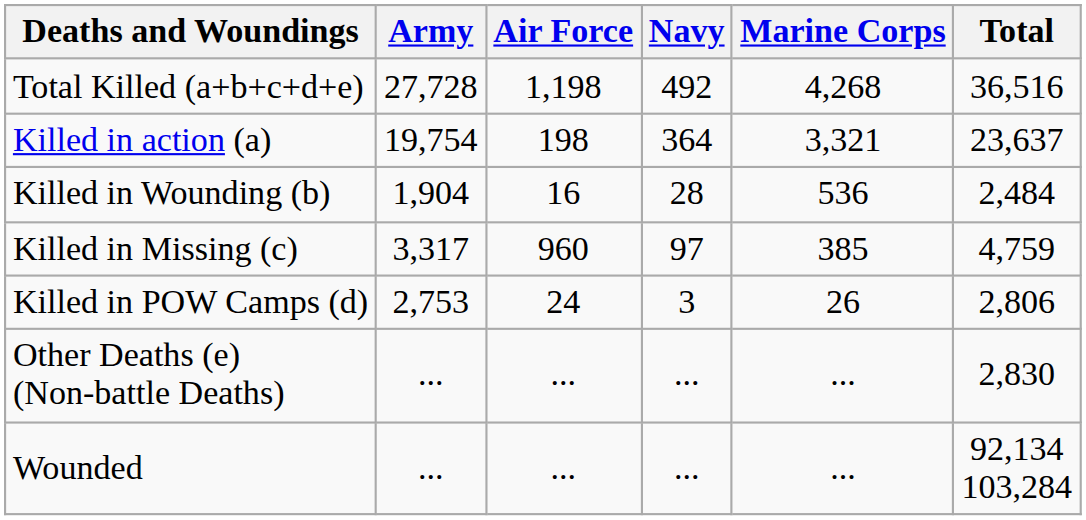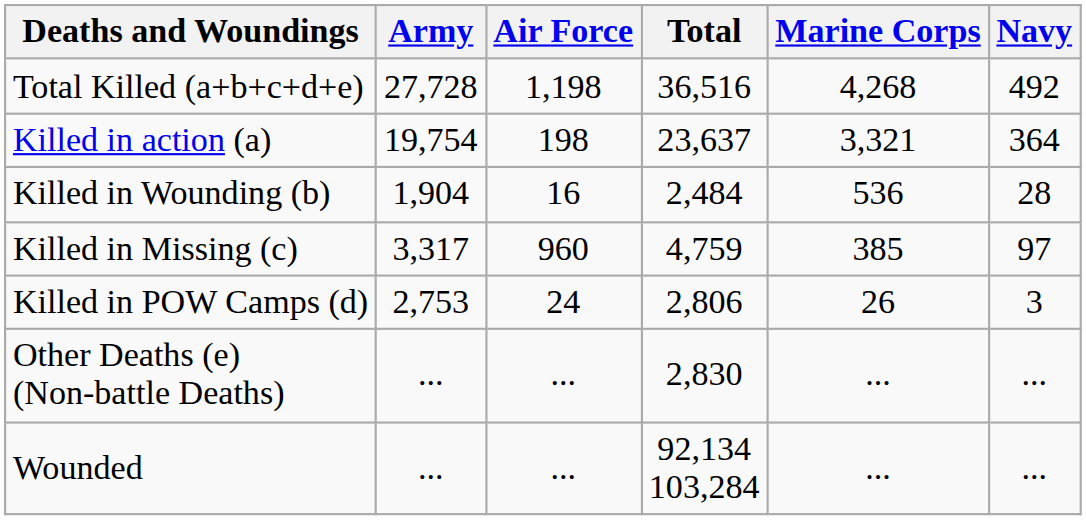columns swapped: (687, 31) <-> (1017, 31)
